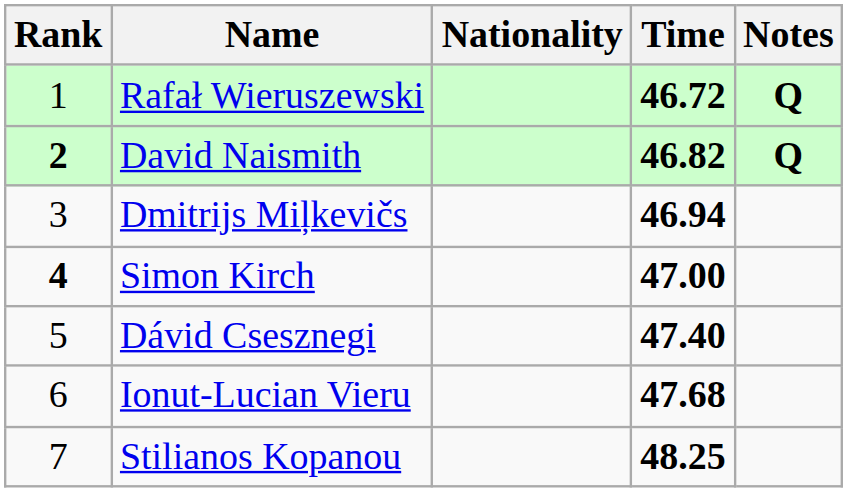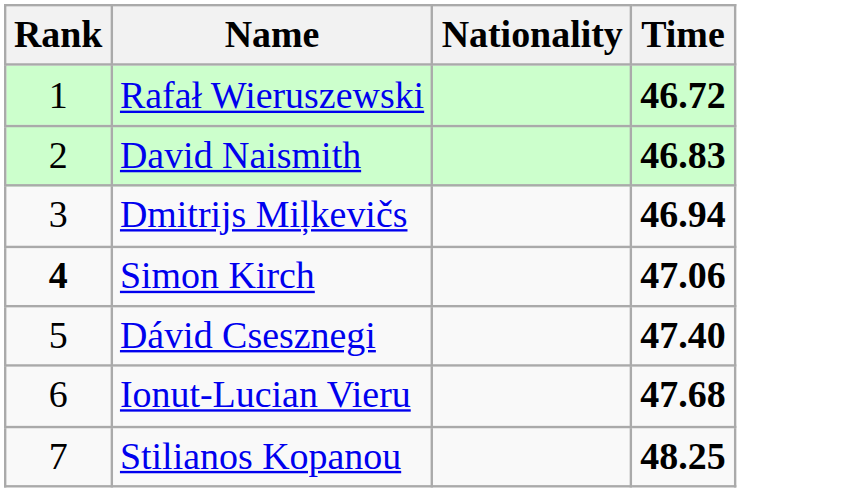- column: (788, 34)
(58, 154) bold -> (58, 154) normal
(683, 154) 46.82 -> (683, 154) 46.83
(683, 275) 47.00 -> (683, 275) 47.06
